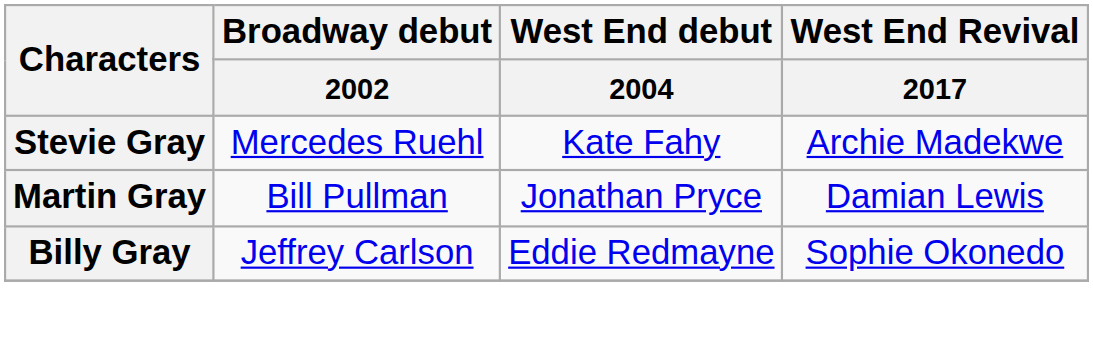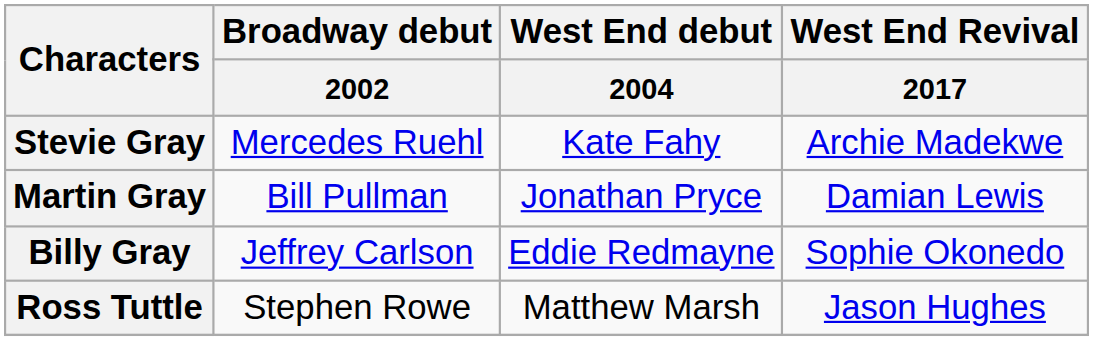+ row: (110, 307)
